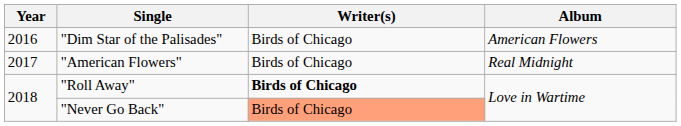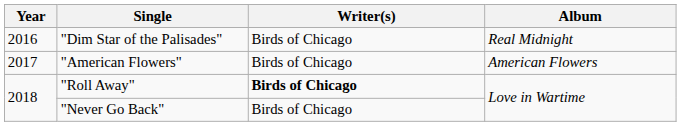(543, 39) American Flowers -> (531, 39) Real Midnight
(531, 62) Real Midnight -> (543, 62) American Flowers
(302, 109) lightsalmon background -> (302, 109) no background
